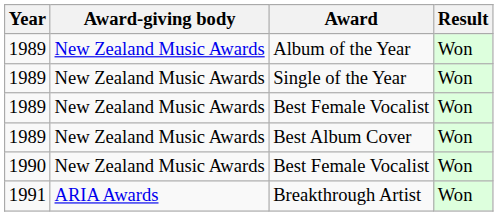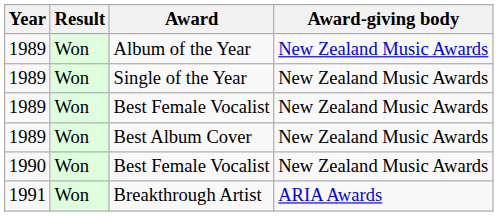columns swapped: (160, 19) <-> (463, 19)
